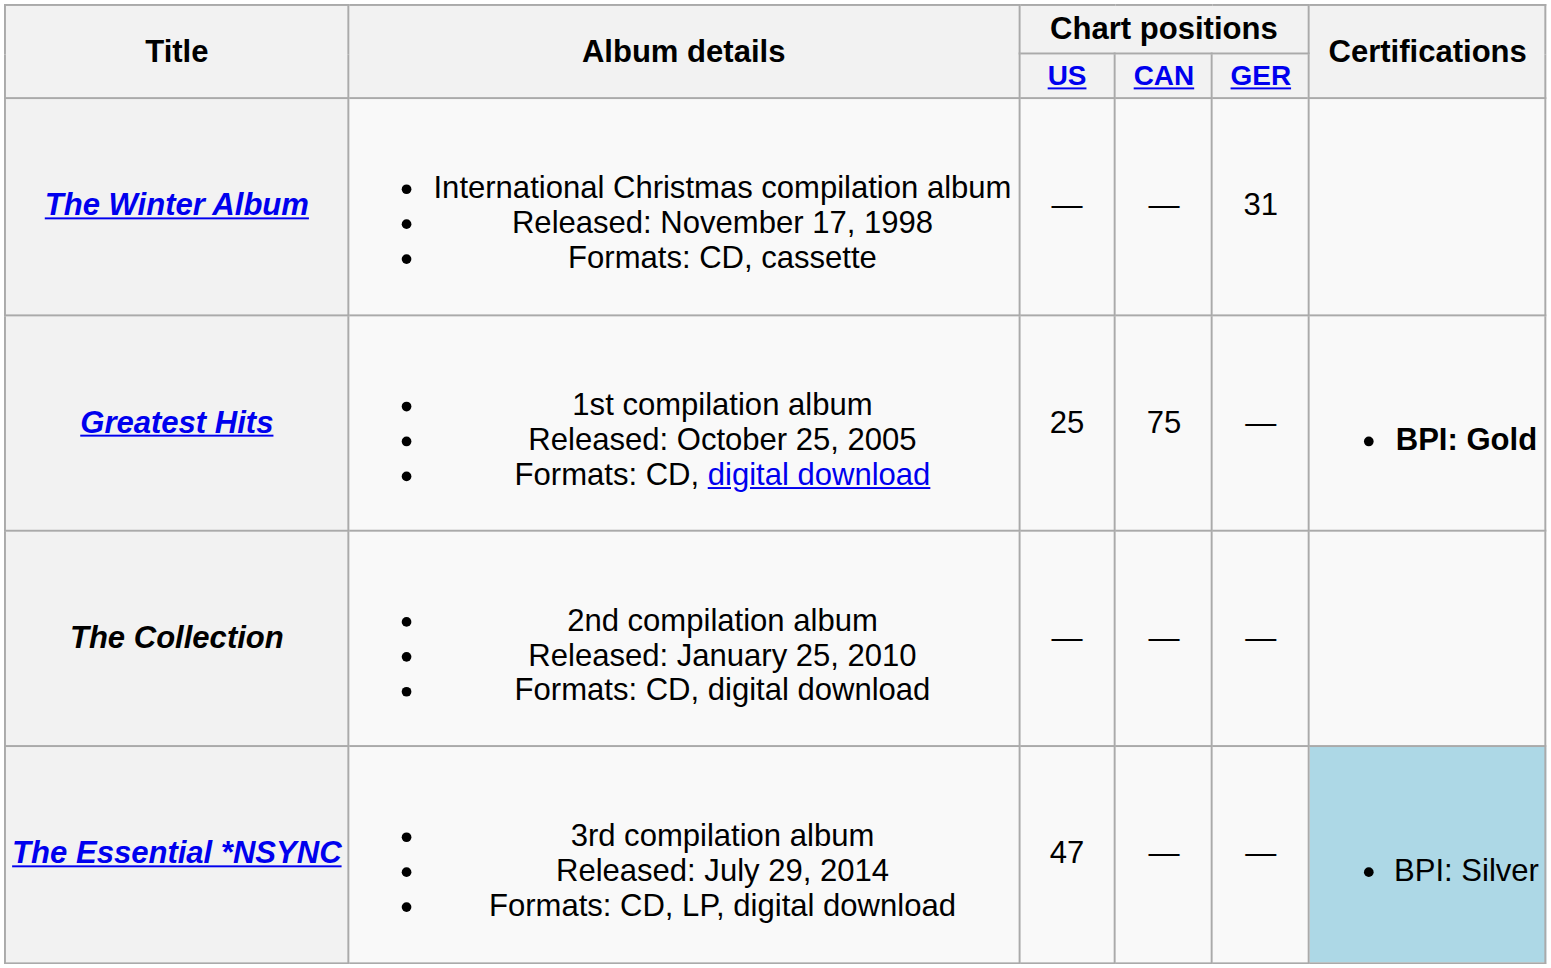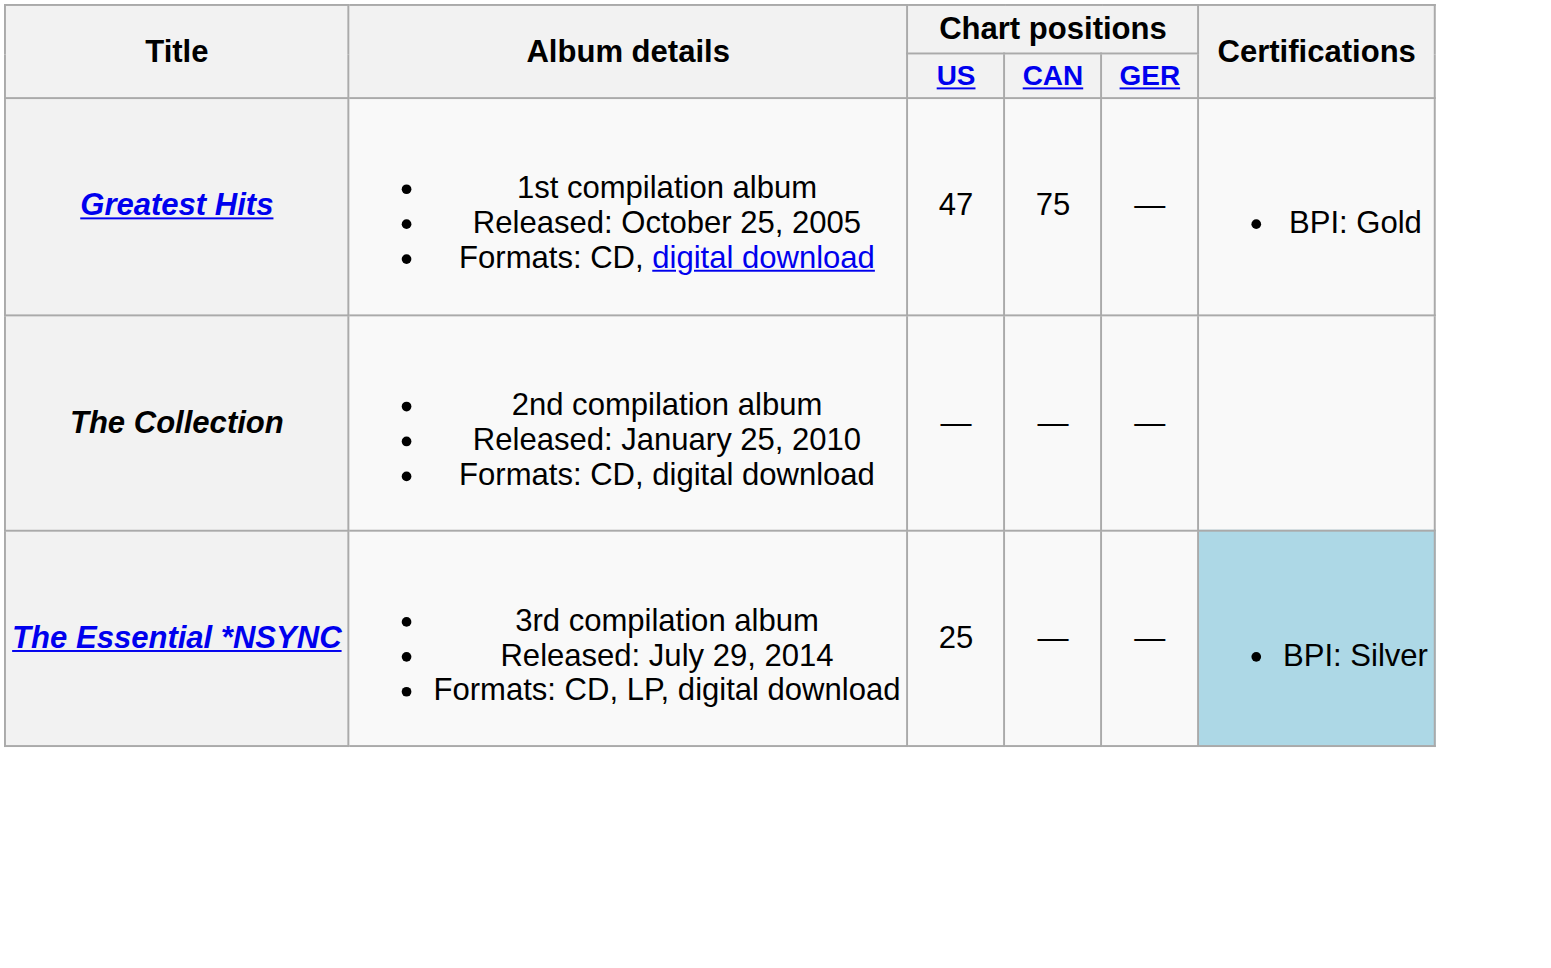- row: (177, 205)
(1067, 421) 25 -> (956, 205) 47
(1428, 440) bold -> (1317, 224) normal
(1067, 854) 47 -> (956, 638) 25
